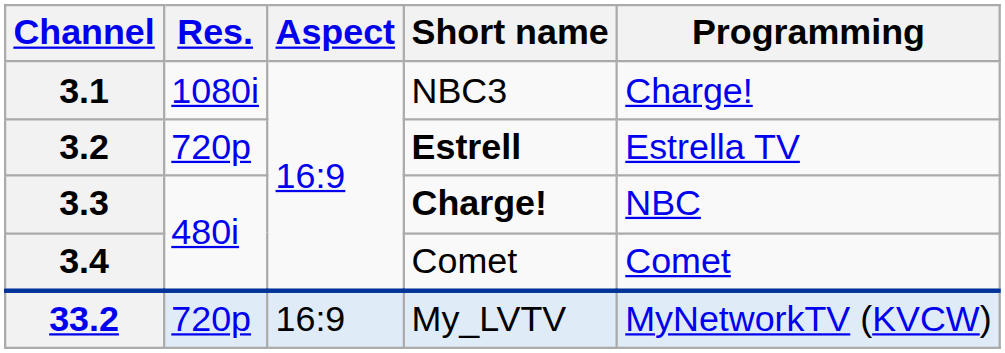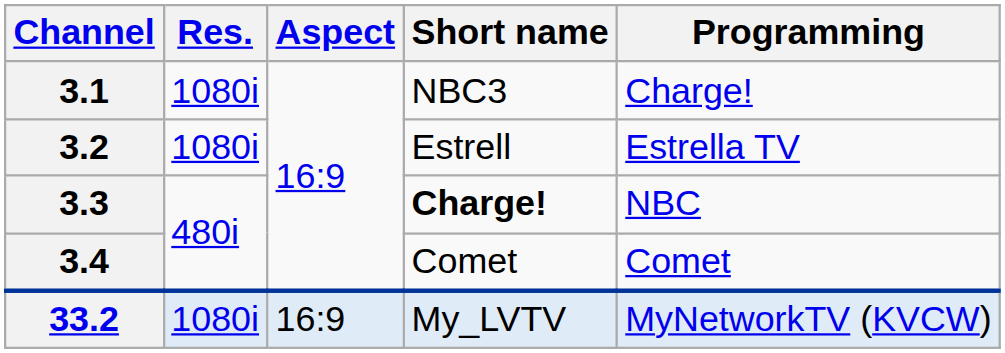(211, 146) 720p -> (215, 146) 1080i
(466, 146) bold -> (461, 146) normal
(211, 319) 720p -> (215, 319) 1080i
